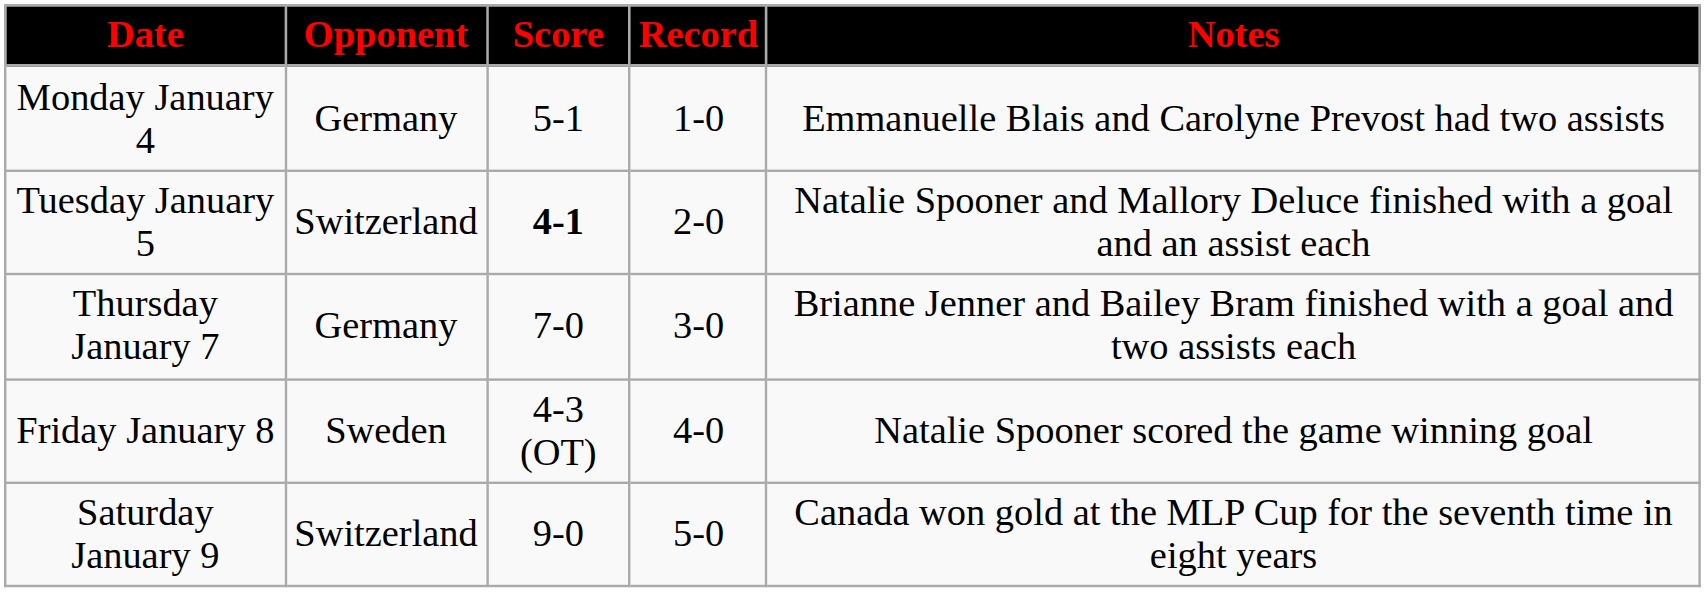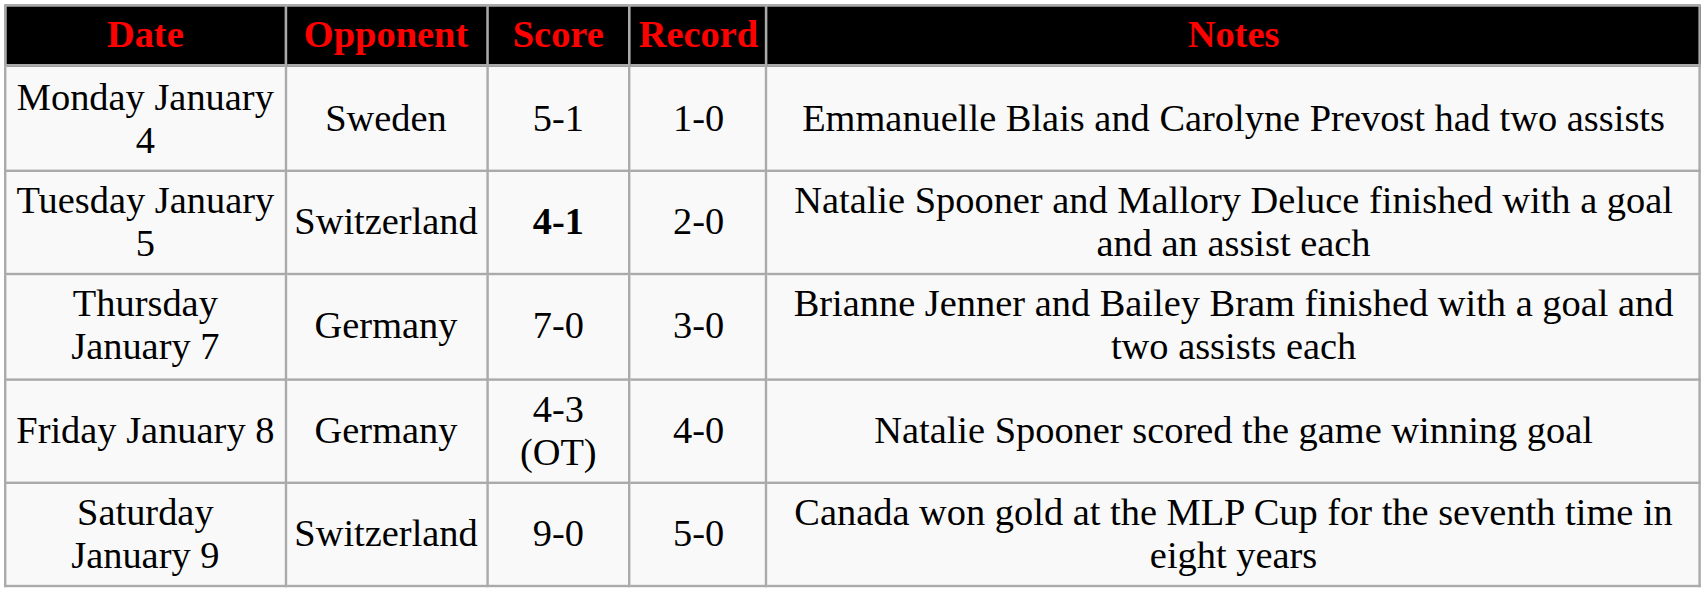(386, 117) Germany -> (386, 117) Sweden
(386, 429) Sweden -> (386, 429) Germany
